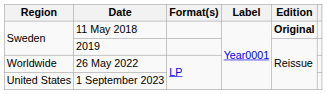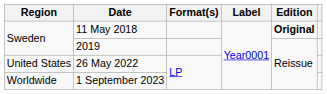(32, 64) Worldwide -> (39, 64) United States
(39, 81) United States -> (32, 81) Worldwide
